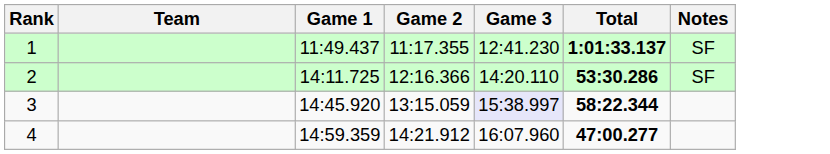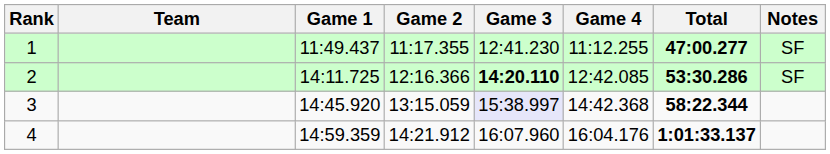+ column: (608, 18)
(617, 47) 1:01:33.137 -> (707, 47) 47:00.277
(519, 76) normal -> (519, 76) bold
(617, 134) 47:00.277 -> (707, 134) 1:01:33.137
